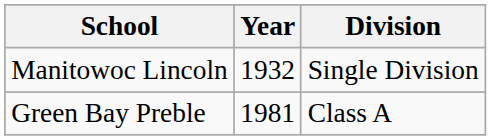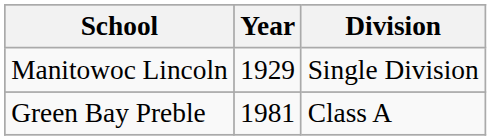(268, 69) 1932 -> (268, 69) 1929
